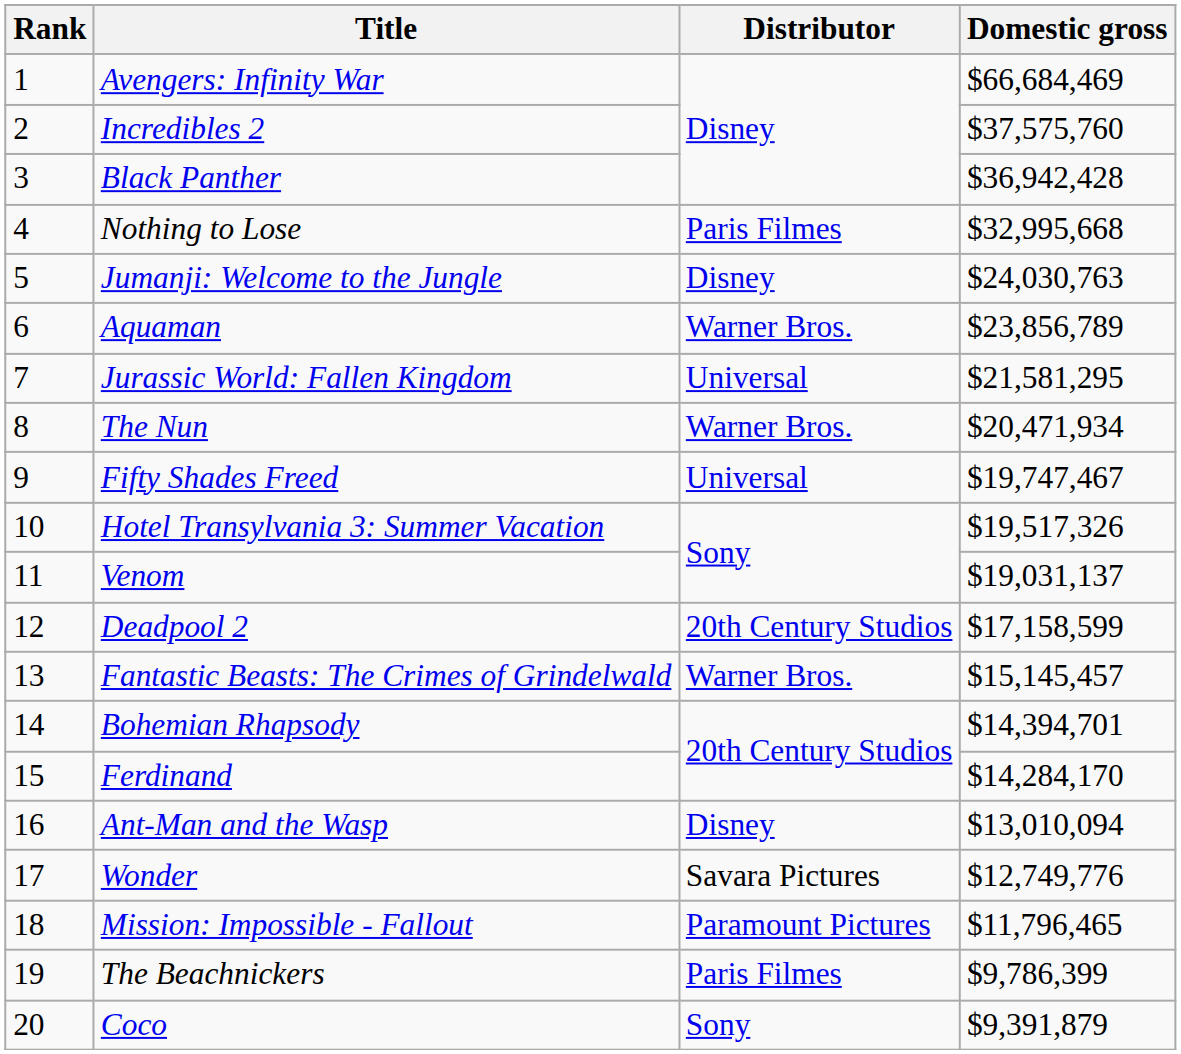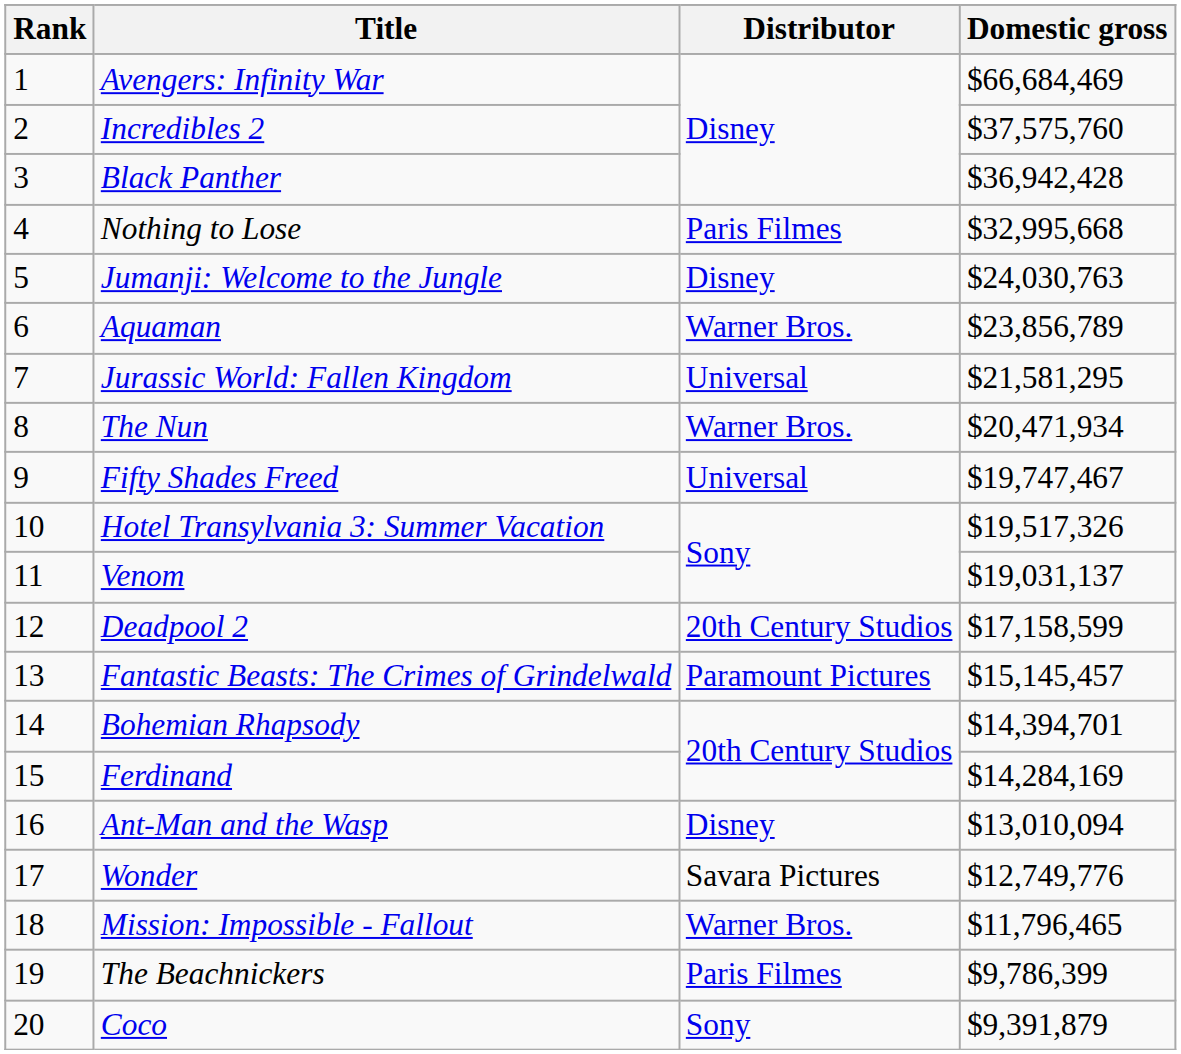(769, 675) Warner Bros. -> (808, 675) Paramount Pictures
(1045, 775) $14,284,170 -> (1045, 775) $14,284,169
(808, 924) Paramount Pictures -> (769, 924) Warner Bros.
